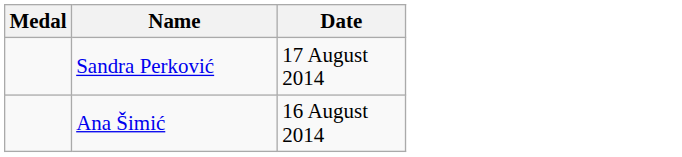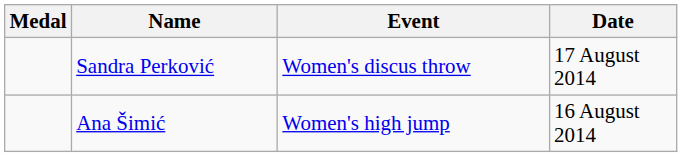+ column: (413, 21)
